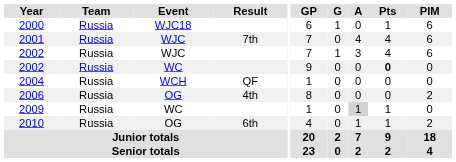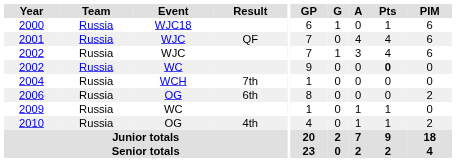(250, 39) 7th -> (250, 39) QF
(250, 81) QF -> (250, 81) 7th
(250, 95) 4th -> (250, 95) 6th
(358, 109) lightgrey background -> (358, 109) no background
(250, 123) 6th -> (250, 123) 4th
